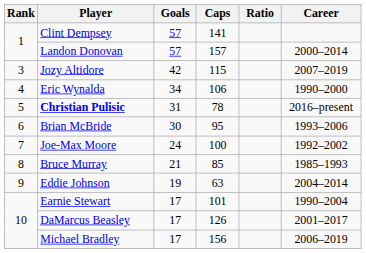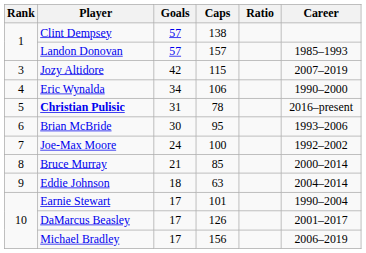(218, 32) 141 -> (218, 32) 138
(321, 51) 2000–2014 -> (321, 51) 1985–1993
(321, 164) 1985–1993 -> (321, 164) 2000–2014
(175, 182) 19 -> (175, 182) 18
